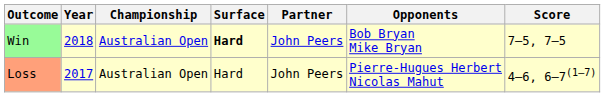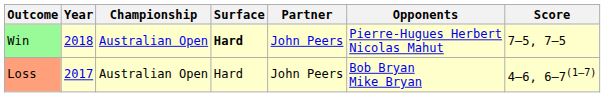(386, 41) Bob Bryan Mike Bryan -> (426, 41) Pierre-Hugues Herbert Nicolas Mahut
(426, 75) Pierre-Hugues Herbert Nicolas Mahut -> (386, 75) Bob Bryan Mike Bryan
